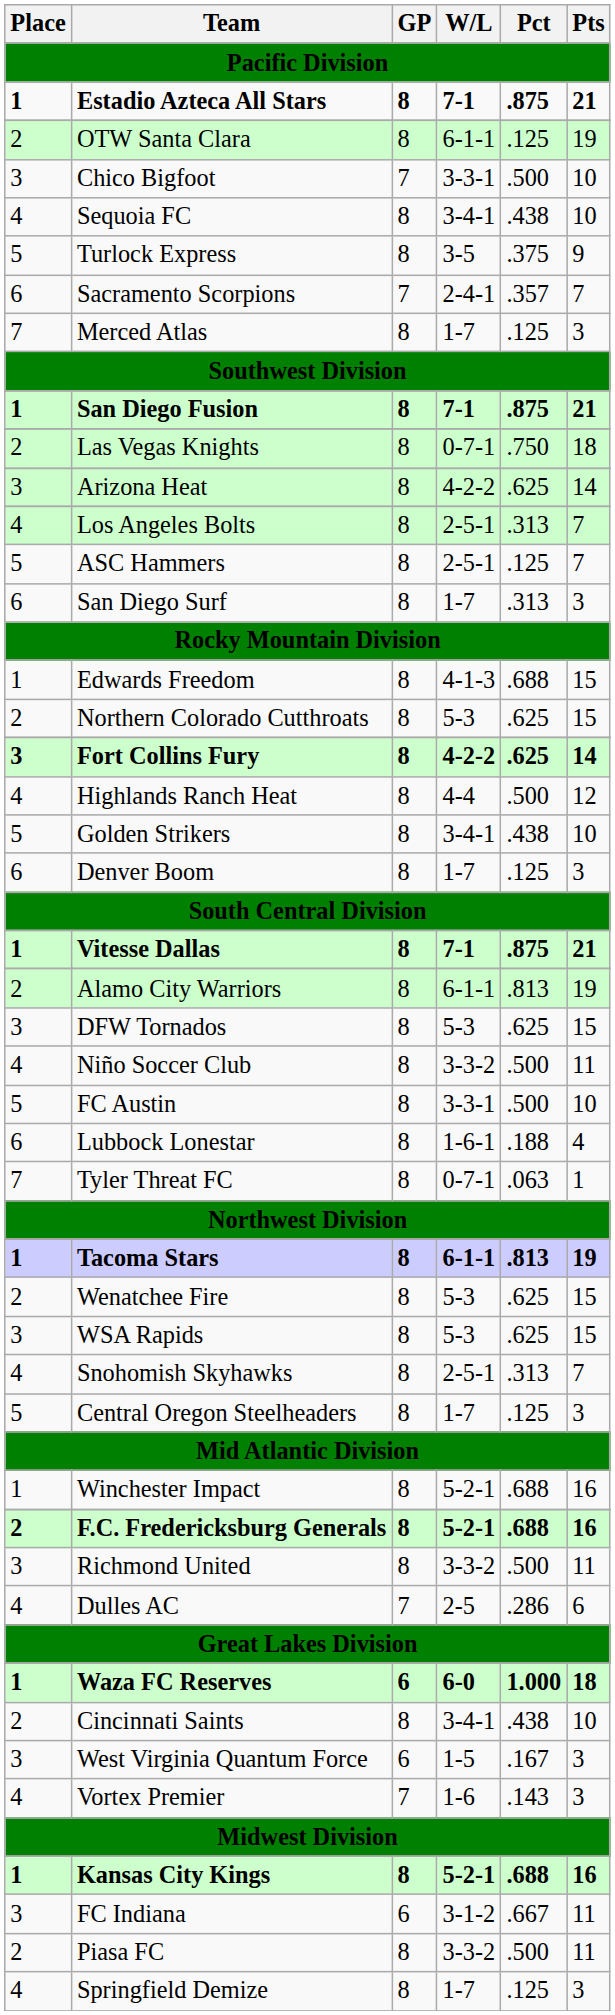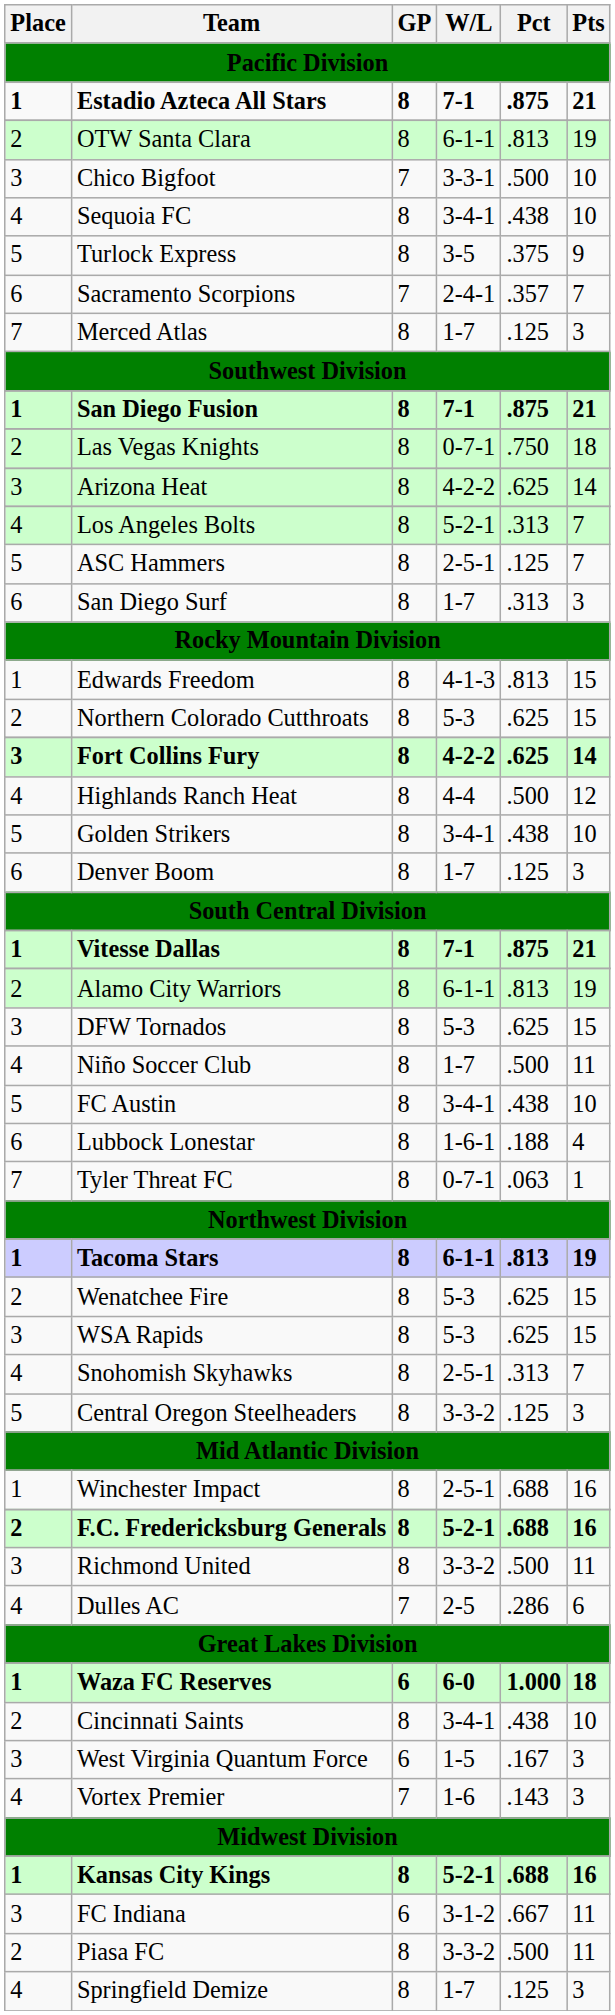(528, 139) .125 -> (528, 139) .813
(469, 525) 2-5-1 -> (469, 525) 5-2-1
(528, 679) .688 -> (528, 679) .813
(469, 1065) 3-3-2 -> (459, 1065) 1-7
(469, 1103) 3-3-1 -> (469, 1103) 3-4-1
(528, 1103) .500 -> (528, 1103) .438
(459, 1412) 1-7 -> (469, 1412) 3-3-2
(469, 1489) 5-2-1 -> (469, 1489) 2-5-1
